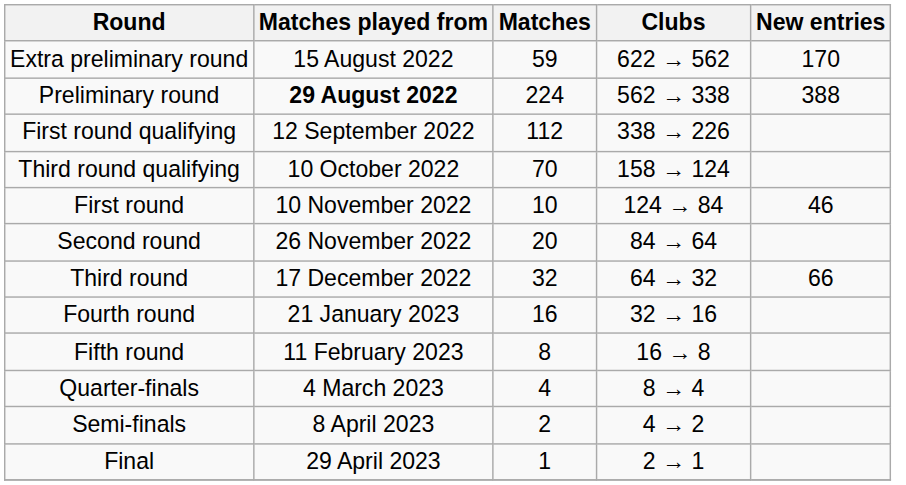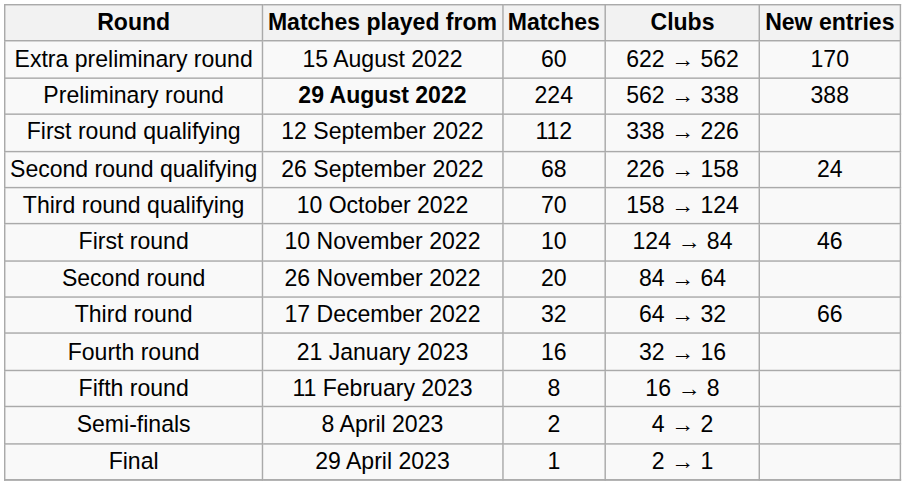(545, 59) 59 -> (554, 59) 60
+ row: (134, 168)
- row: (129, 388)
